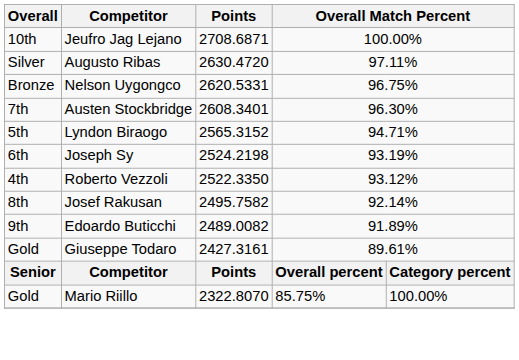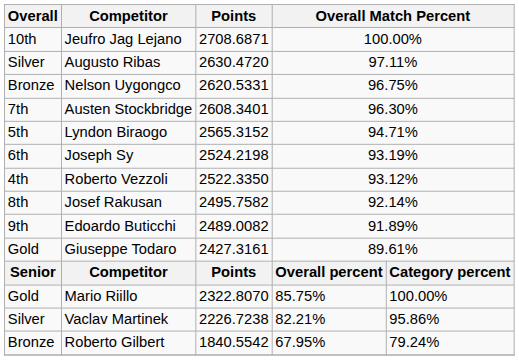+ row: (116, 319)
+ row: (114, 343)
